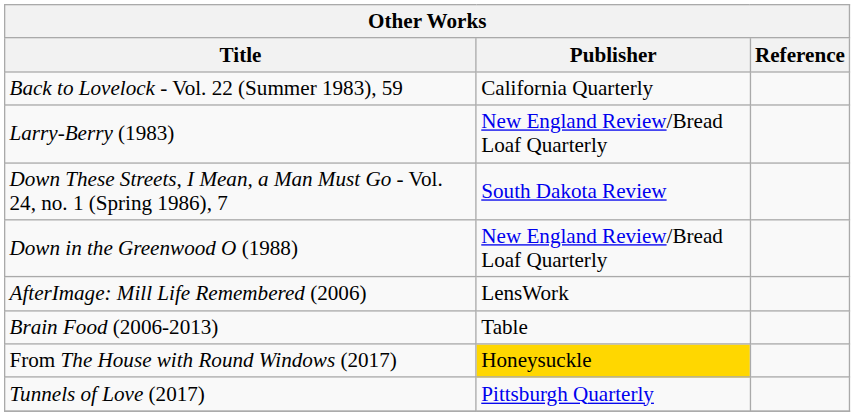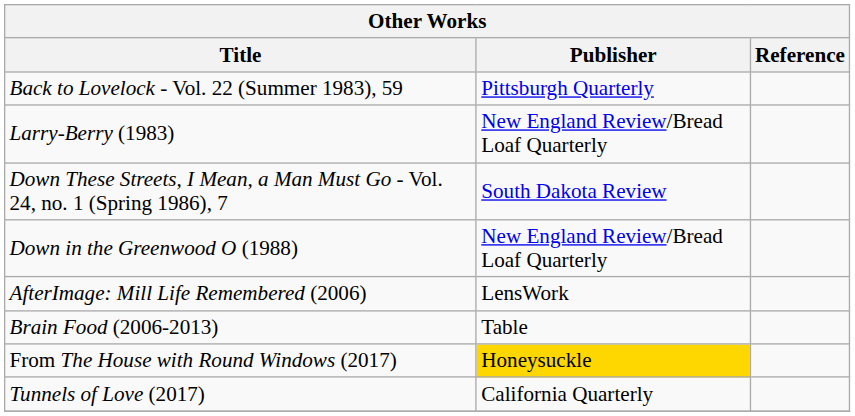(567, 88) California Quarterly -> (568, 88) Pittsburgh Quarterly
(568, 393) Pittsburgh Quarterly -> (567, 393) California Quarterly
